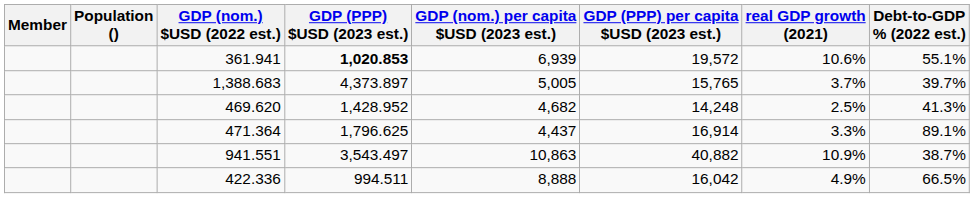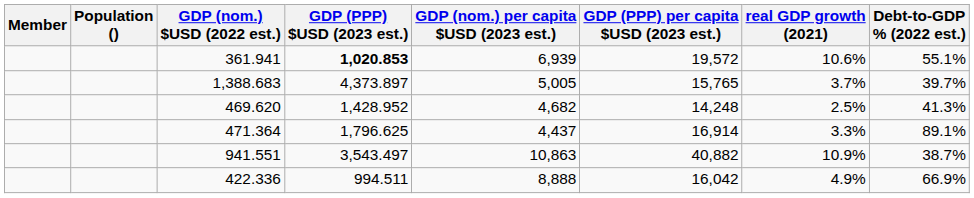(944, 180) 66.5% -> (944, 180) 66.9%
